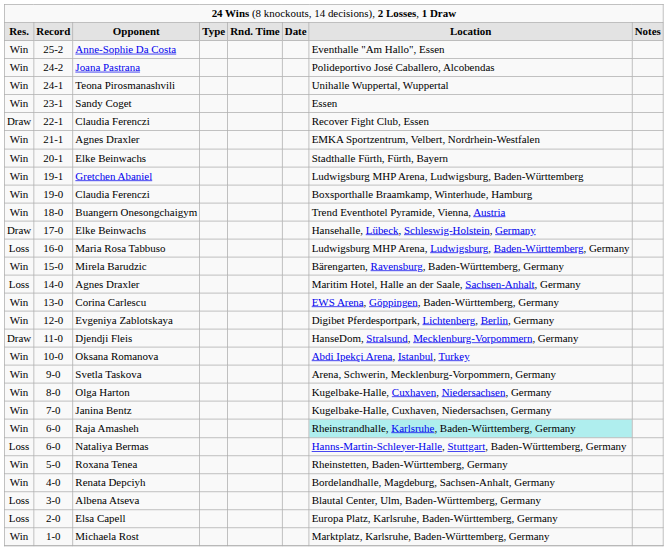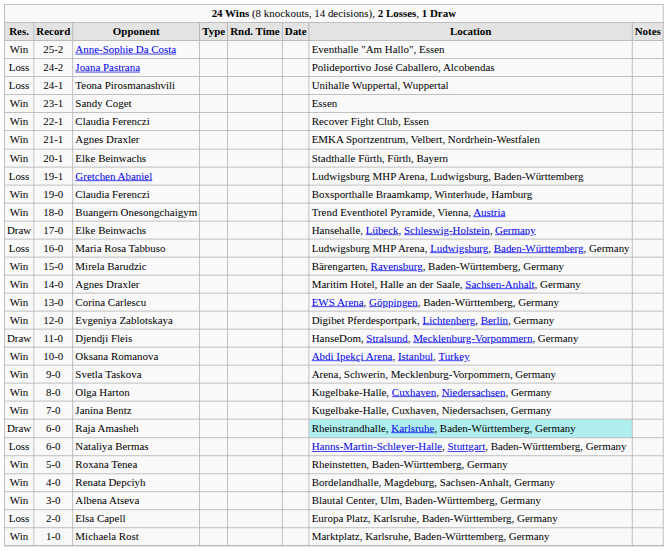(19, 67) Win -> (19, 67) Loss
(19, 85) Win -> (19, 85) Loss
(19, 121) Draw -> (19, 121) Win
(19, 176) Win -> (19, 176) Loss
(19, 284) Loss -> (19, 284) Win
(19, 428) Win -> (19, 428) Draw
(19, 500) Loss -> (19, 500) Win
